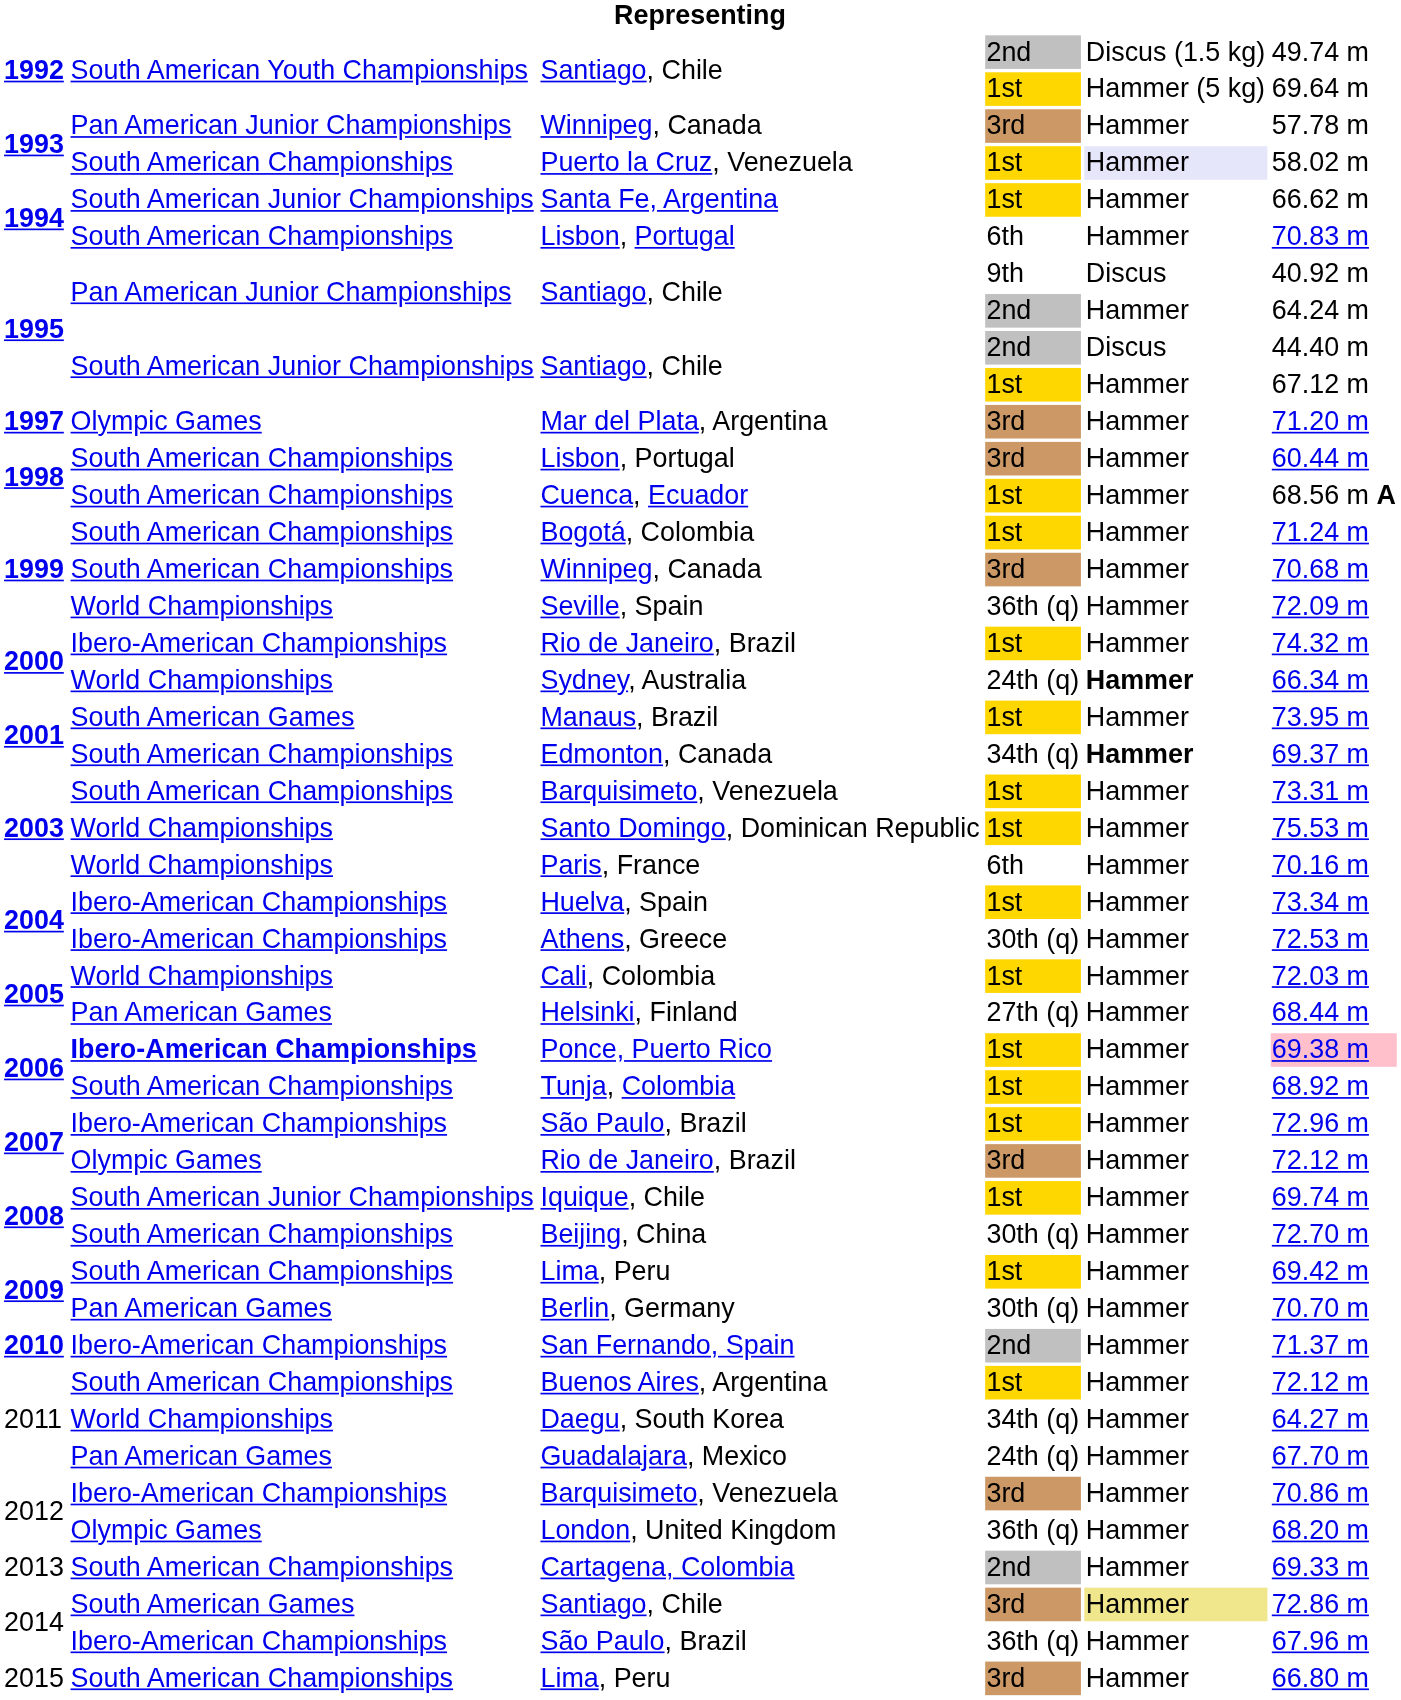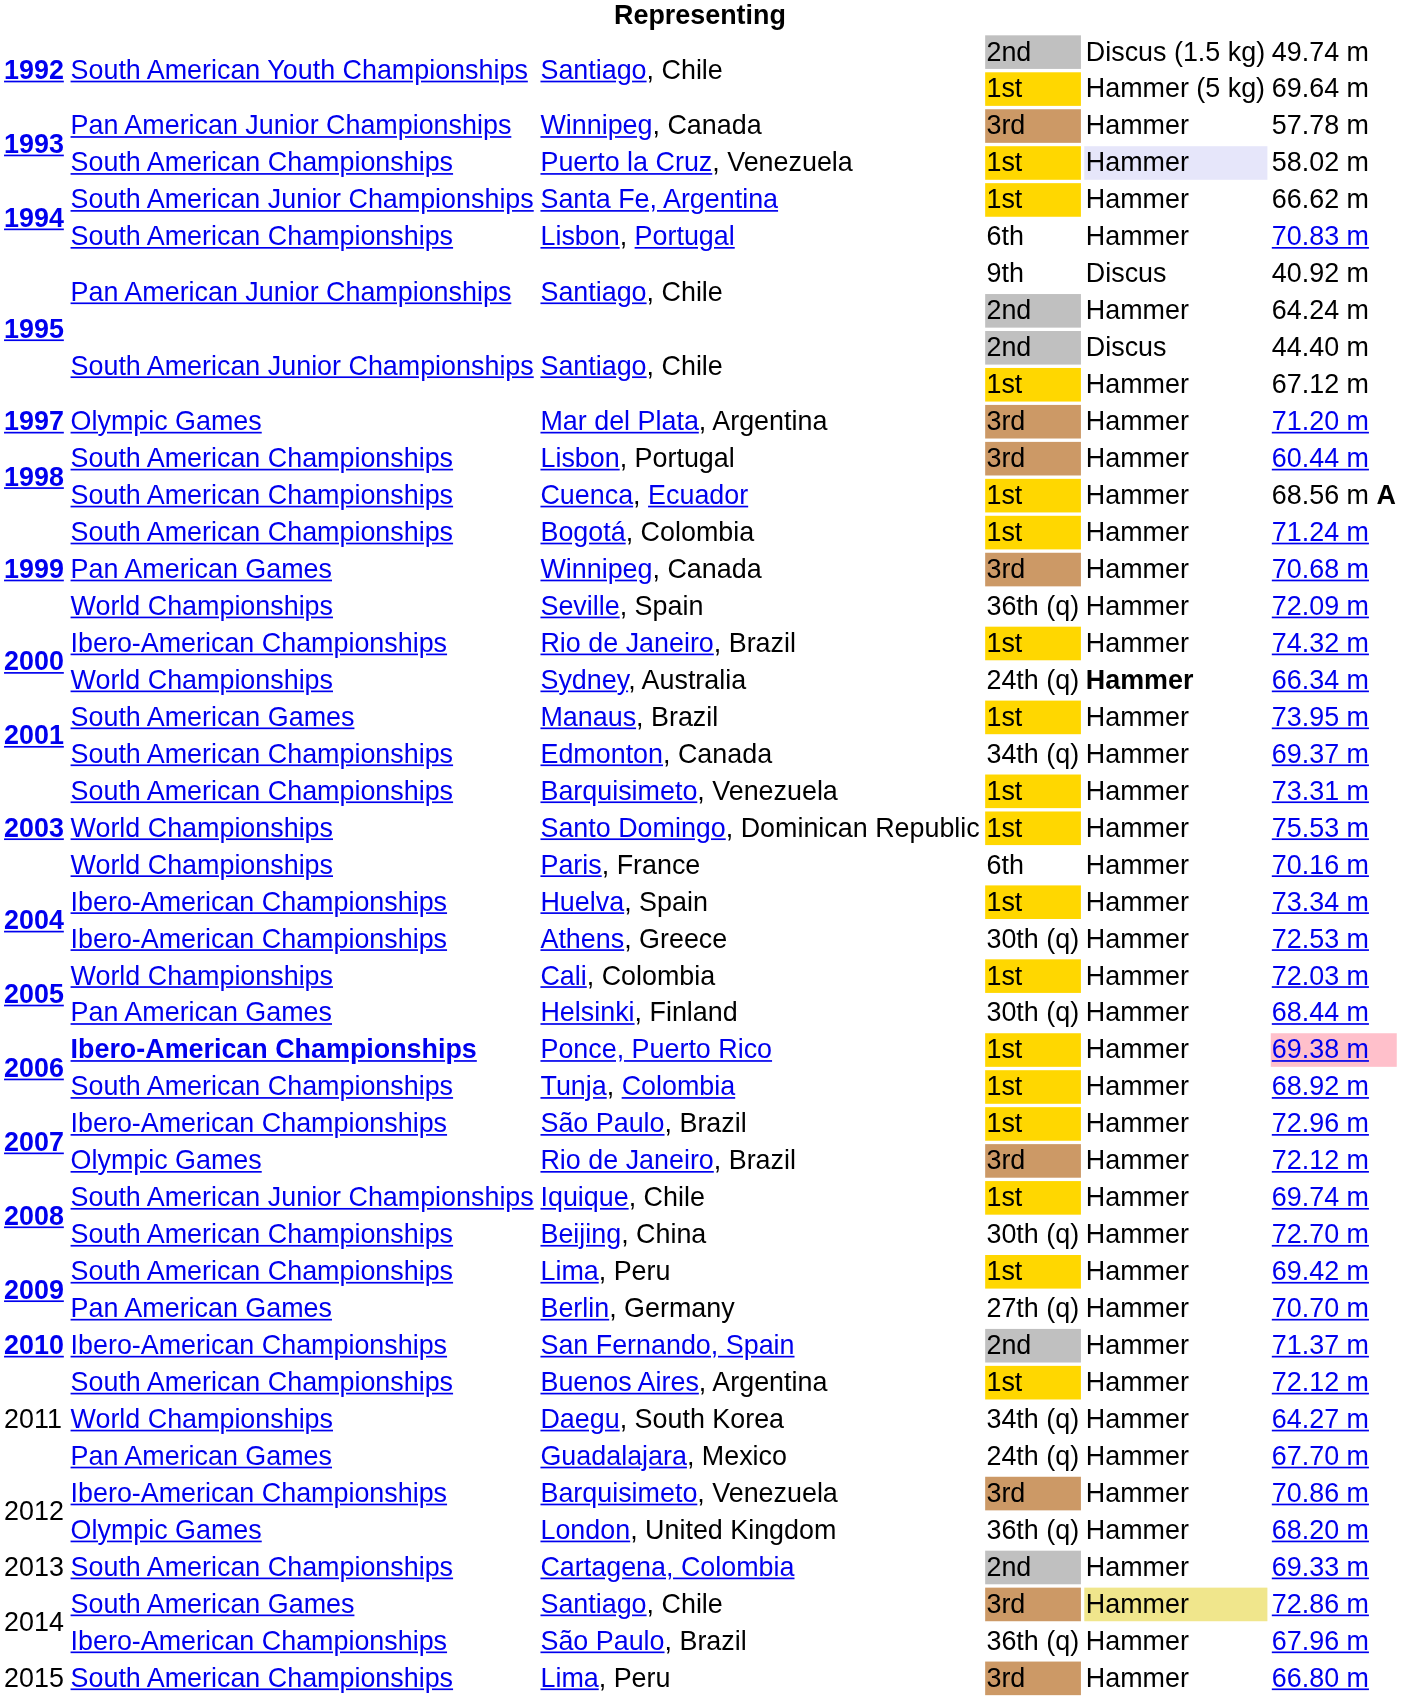(262, 569) South American Championships -> (201, 569) Pan American Games
(1140, 754) bold -> (1137, 754) normal
(1033, 1012) 27th (q) -> (1033, 1012) 30th (q)
(1033, 1308) 30th (q) -> (1033, 1308) 27th (q)
